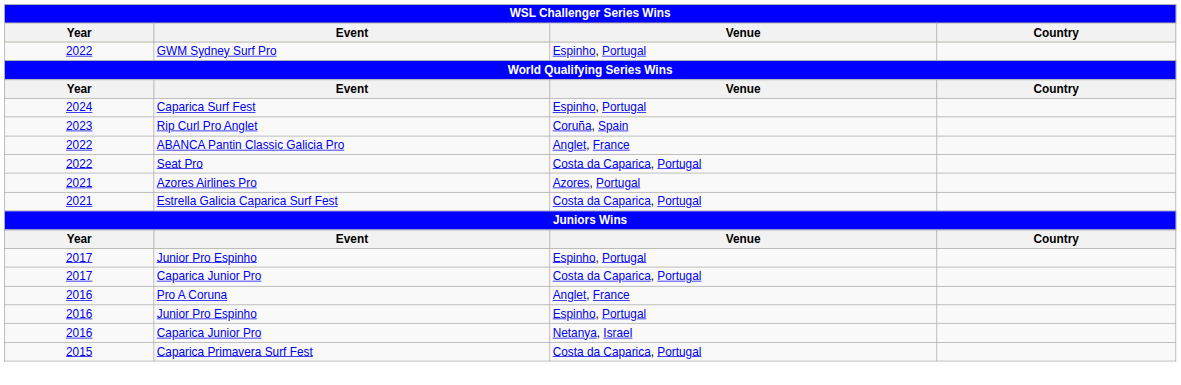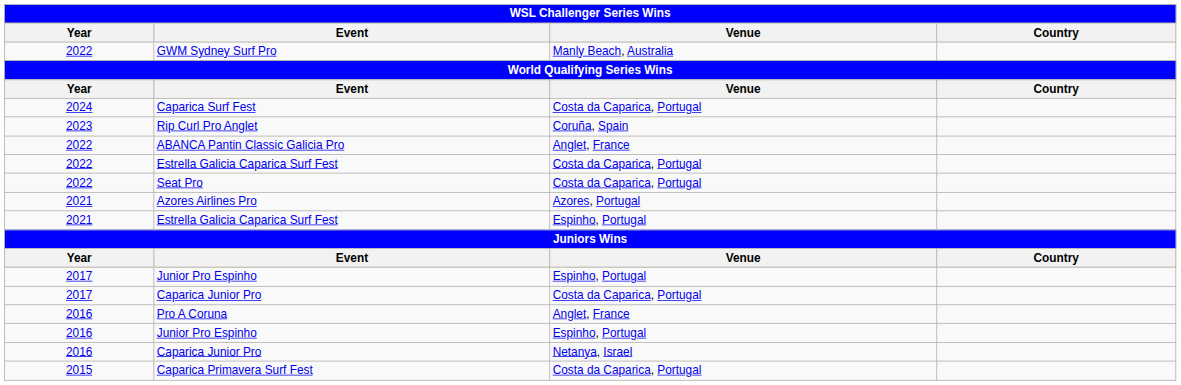(599, 51) Espinho, Portugal -> (613, 51) Manly Beach, Australia
(599, 107) Espinho, Portugal -> (627, 107) Costa da Caparica, Portugal
+ row: (79, 164)
(627, 201) Costa da Caparica, Portugal -> (599, 220) Espinho, Portugal
